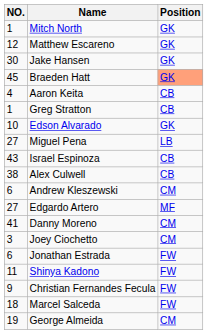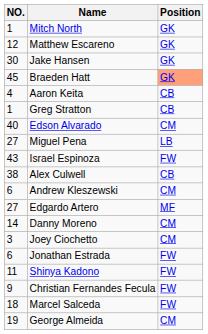(12, 126) 10 -> (12, 126) 40
(168, 126) GK -> (168, 126) CM
(167, 158) CB -> (168, 158) FW
(12, 223) 41 -> (12, 223) 14
